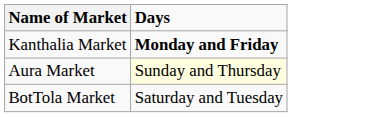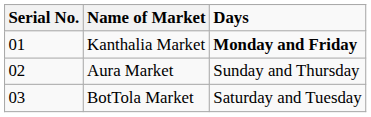+ column: (44, 17)
(208, 71) lightyellow background -> (286, 71) no background
